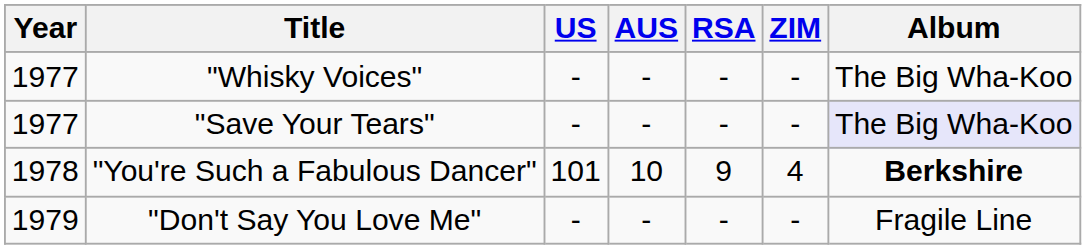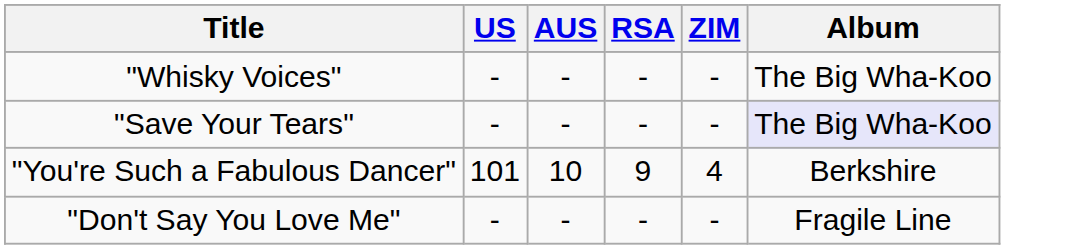- column: (45, 28)
(954, 171) bold -> (873, 171) normal
